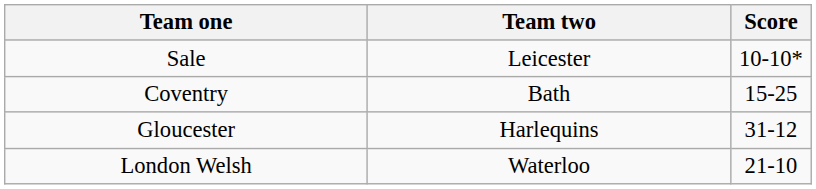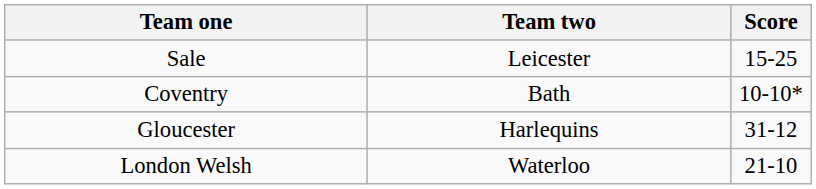(771, 58) 10-10* -> (771, 58) 15-25
(771, 93) 15-25 -> (771, 93) 10-10*
